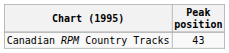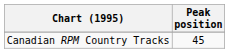(198, 40) 43 -> (198, 40) 45
